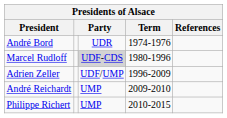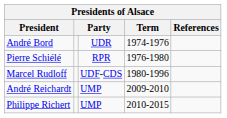+ row: (34, 58)
(102, 58) lightgrey background -> (101, 74) no background
- row: (33, 74)
